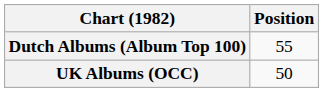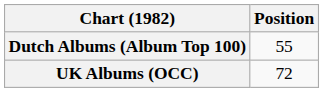(284, 73) 50 -> (284, 73) 72
